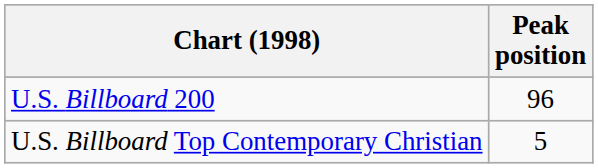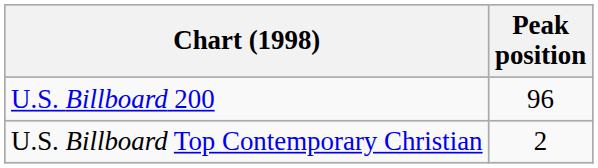(541, 141) 5 -> (541, 141) 2
